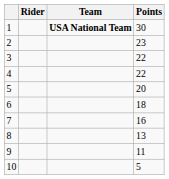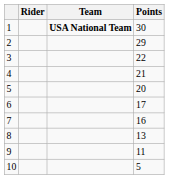(141, 43) 23 -> (141, 43) 29
(141, 74) 22 -> (141, 74) 21
(141, 105) 18 -> (141, 105) 17
